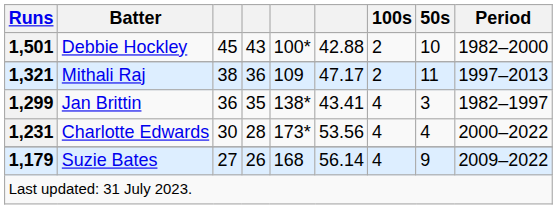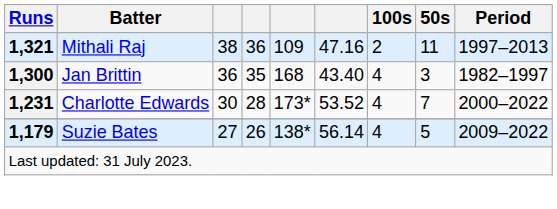- row: (125, 47)
(341, 75) 47.17 -> (341, 47) 47.16
(31, 103) 1,299 -> (31, 75) 1,300
(292, 103) 138* -> (289, 75) 168
(341, 103) 43.41 -> (341, 75) 43.40
(341, 132) 53.56 -> (341, 103) 53.52
(425, 132) 4 -> (425, 103) 7
(289, 160) 168 -> (292, 132) 138*
(425, 160) 9 -> (425, 132) 5
